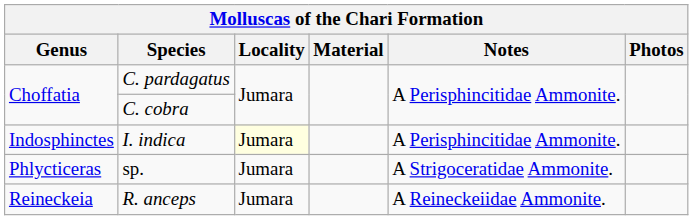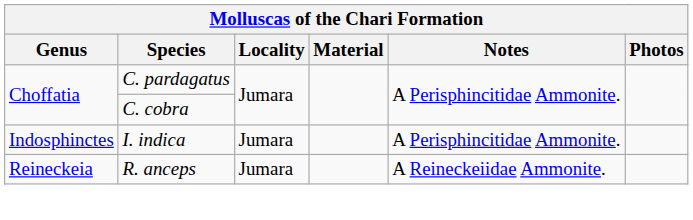(266, 139) lightyellow background -> (266, 139) no background
- row: (133, 169)
